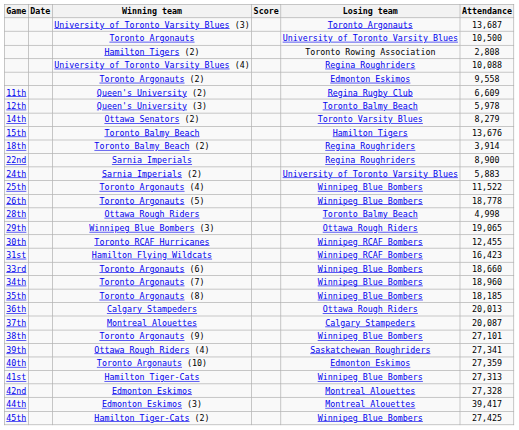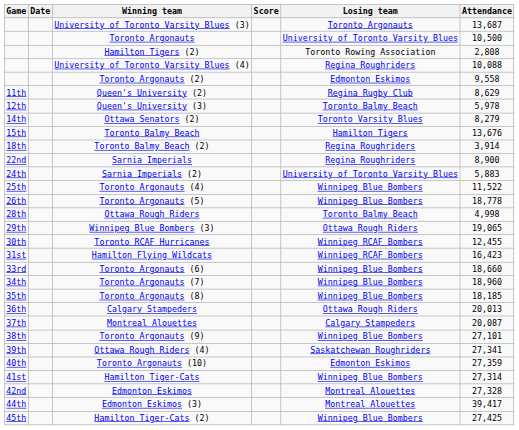(487, 92) 6,609 -> (487, 92) 8,629
(487, 377) 27,313 -> (487, 377) 27,314
